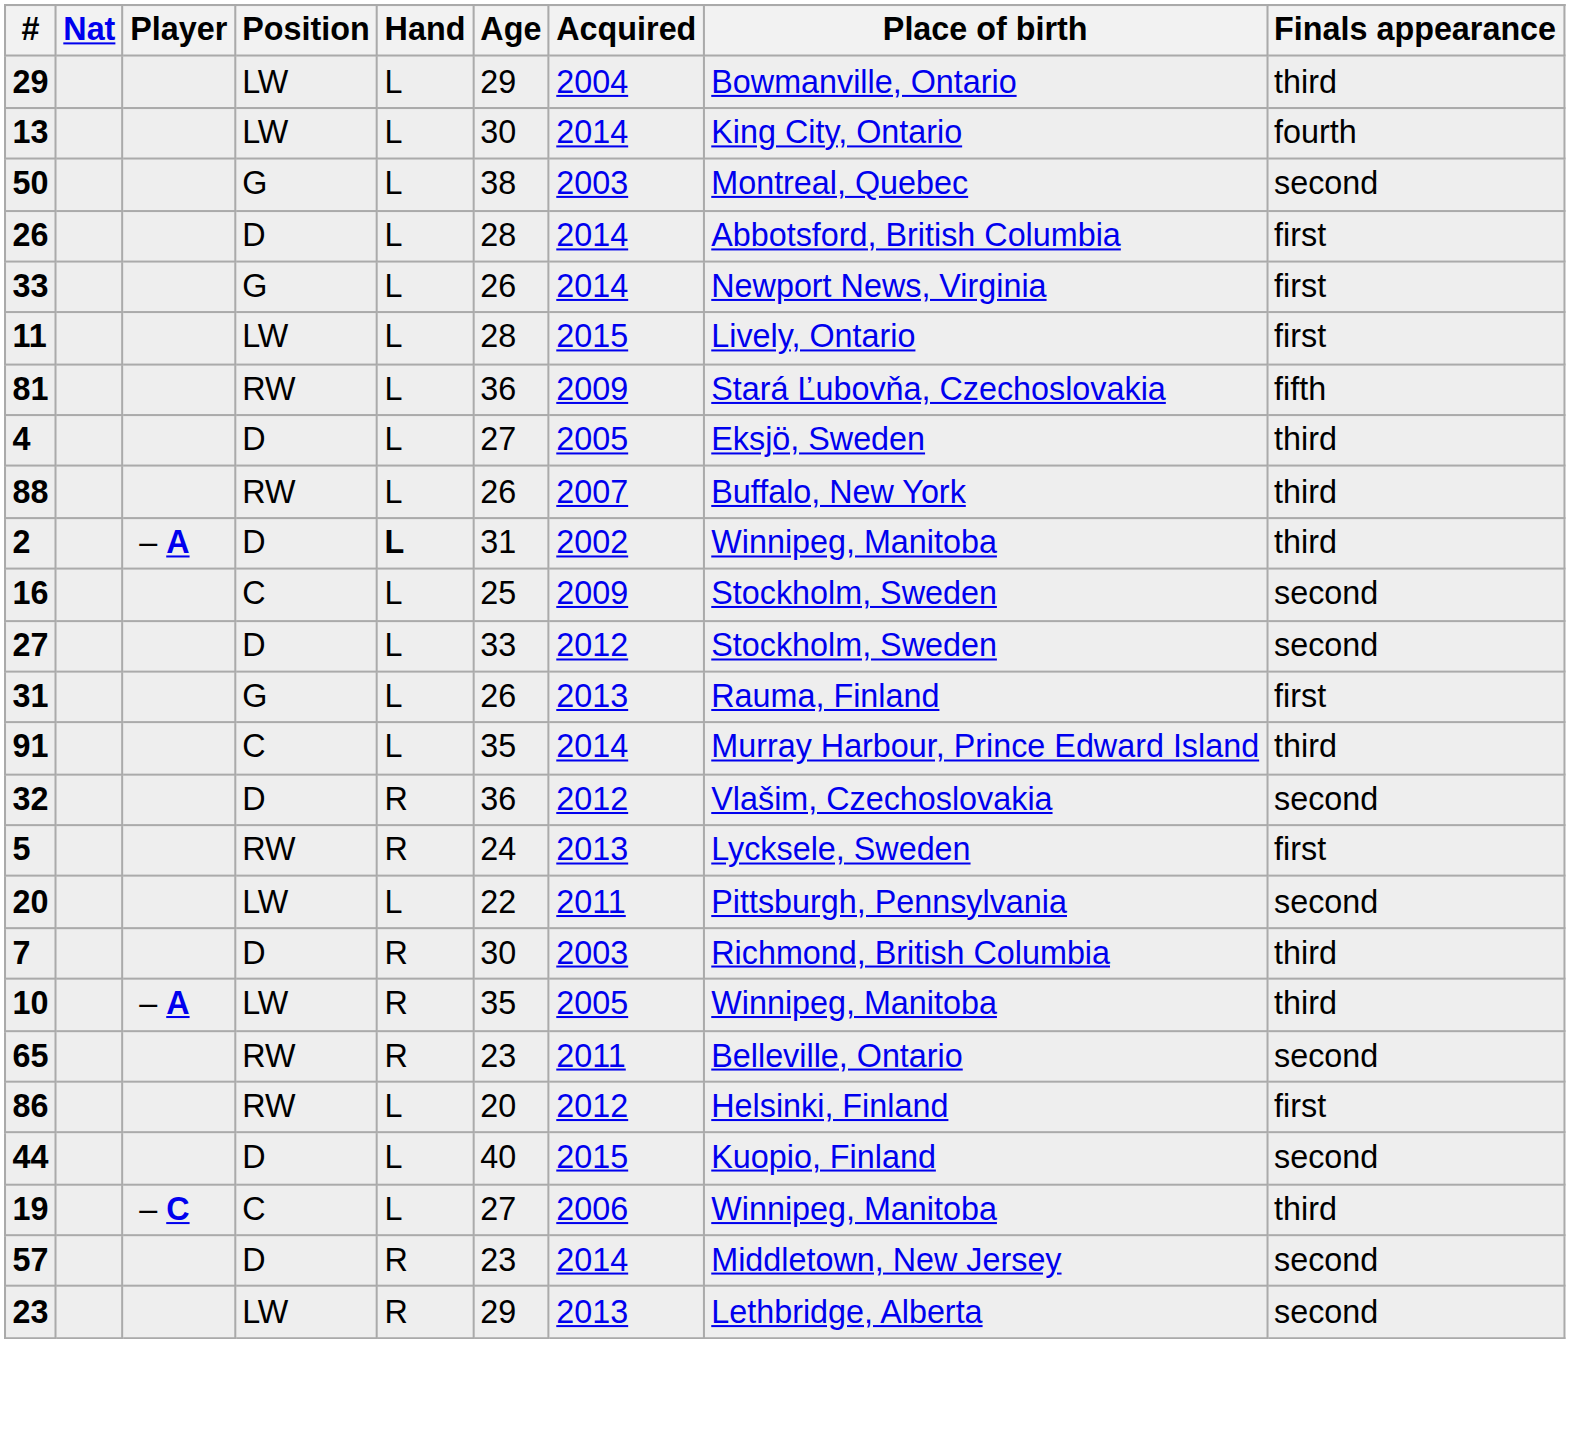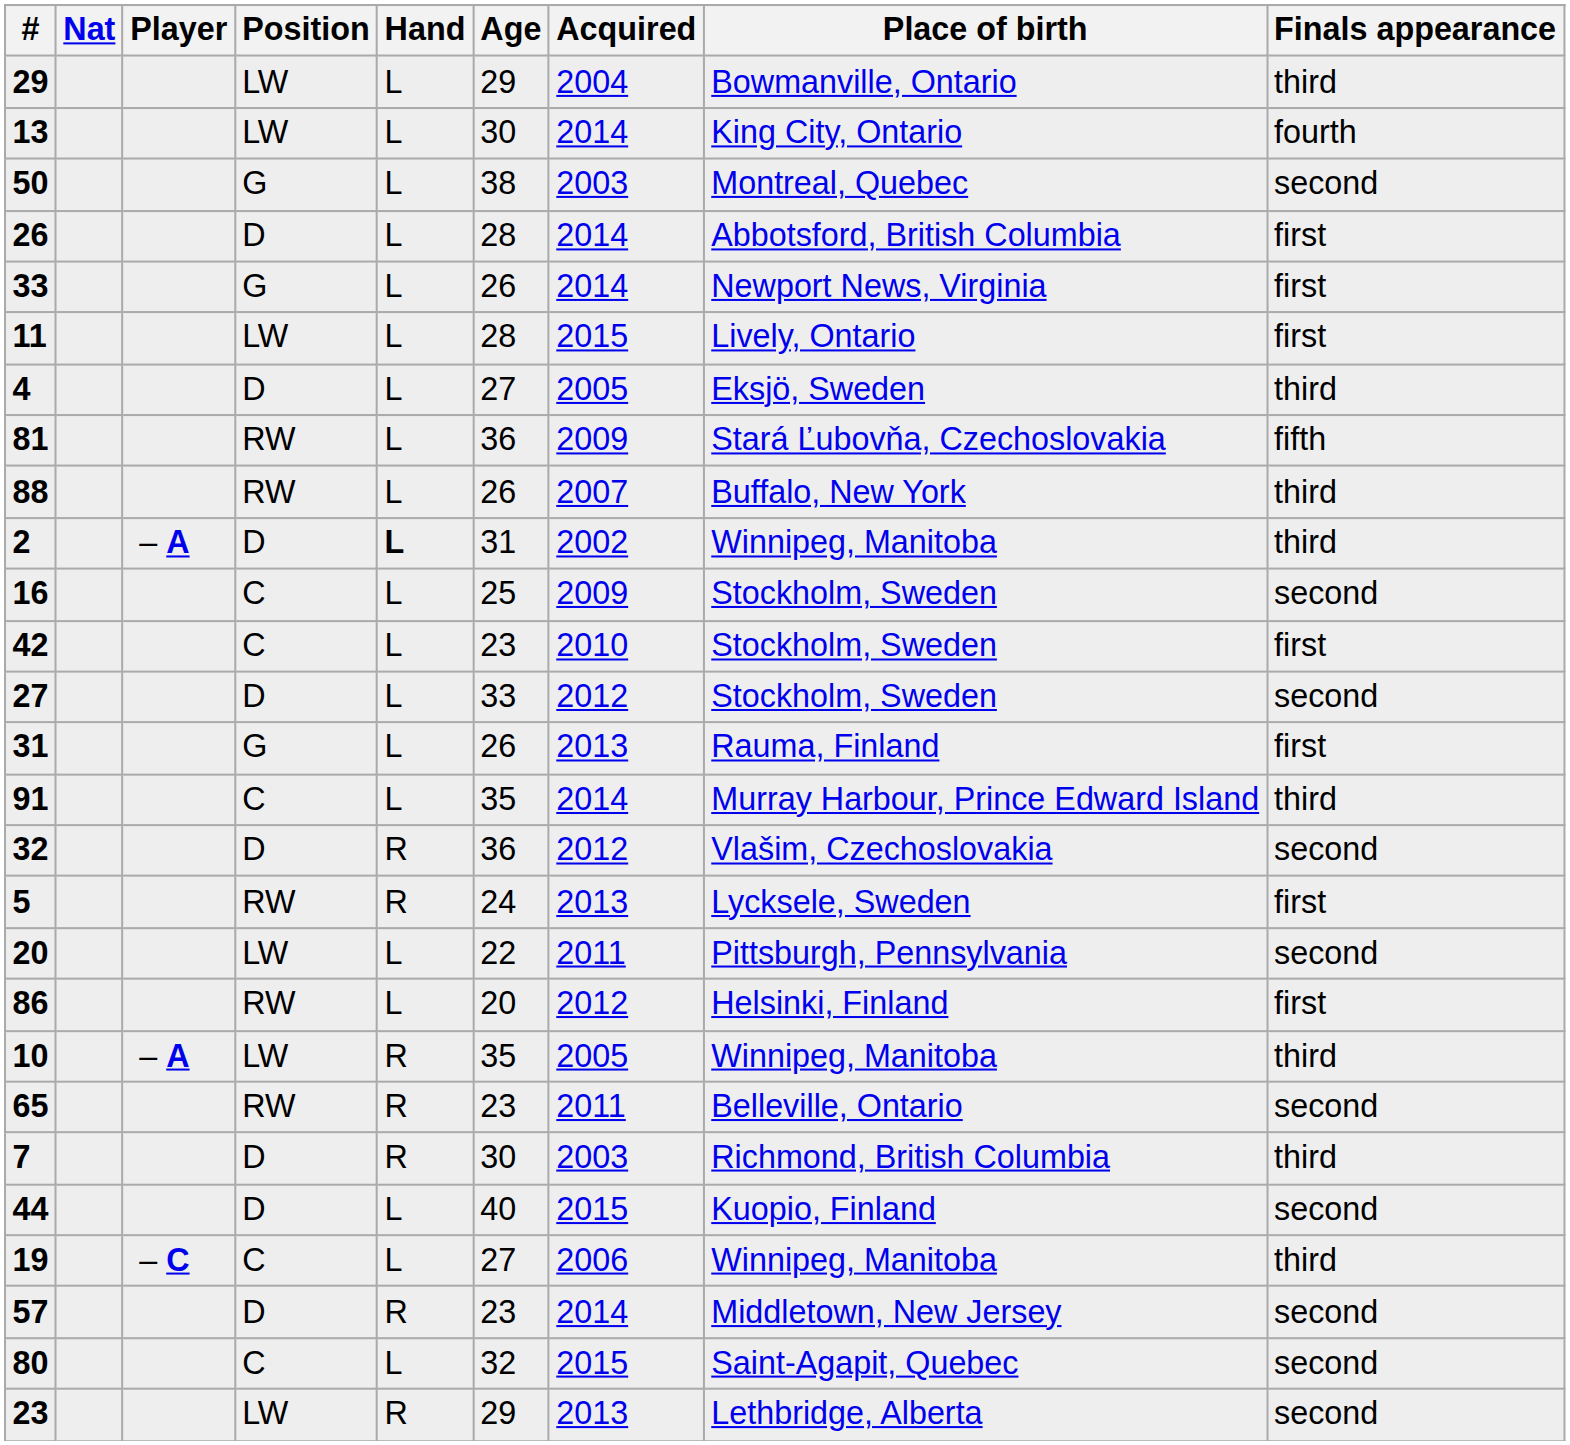rows swapped: (21, 440) <-> (30, 388)
+ row: (30, 645)
rows swapped: (21, 952) <-> (30, 1106)
+ row: (30, 1362)
